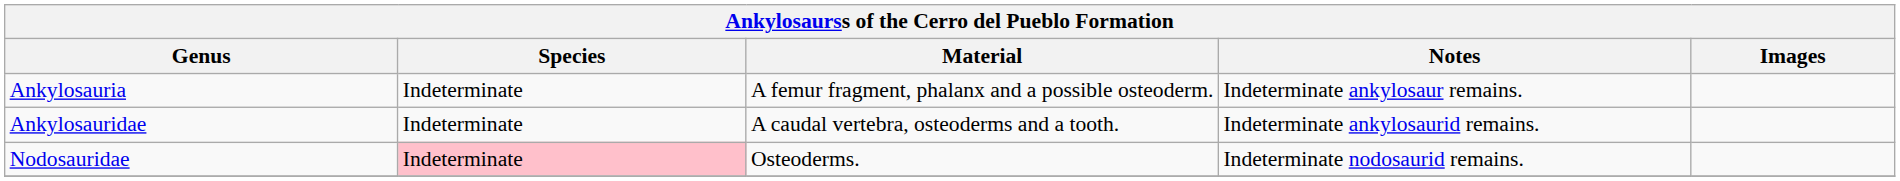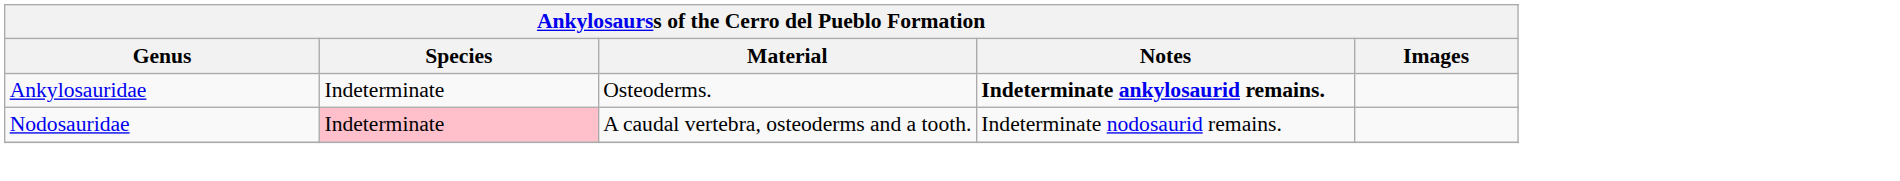- row: (68, 90)
(935, 124) A caudal vertebra, osteoderms and a tooth. -> (657, 90) Osteoderms.
(1381, 124) normal -> (1153, 90) bold
(805, 158) Osteoderms. -> (787, 124) A caudal vertebra, osteoderms and a tooth.
